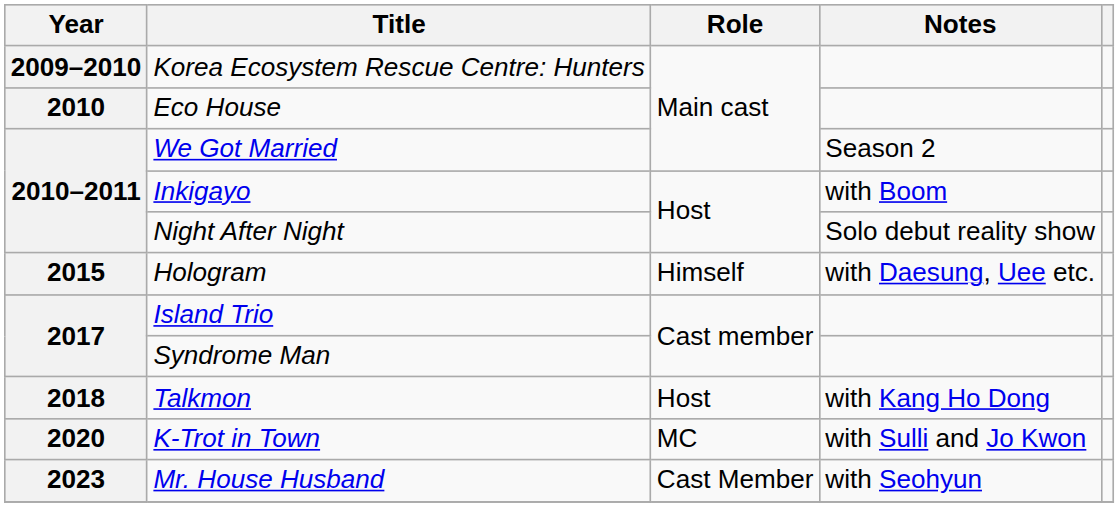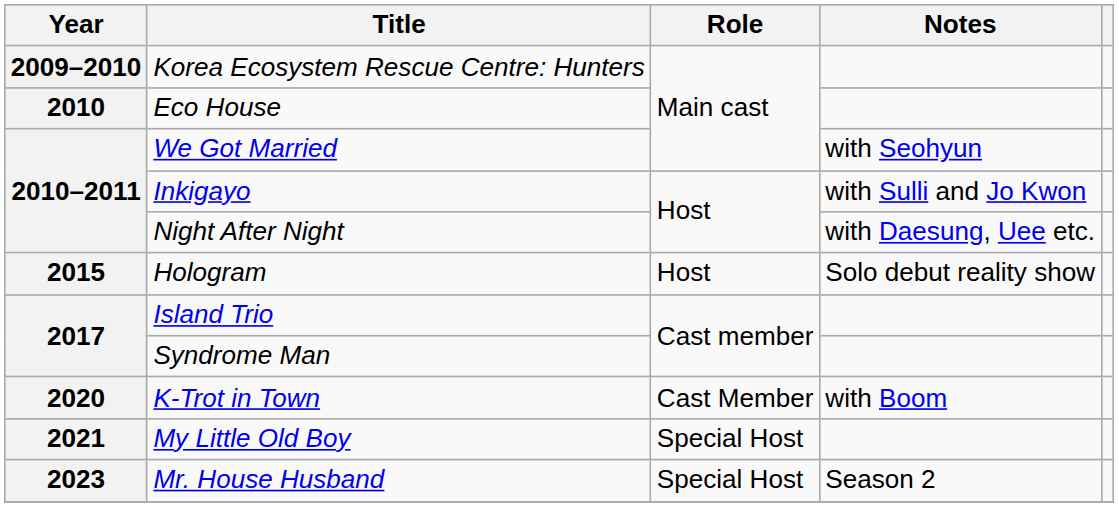(880, 149) Season 2 -> (904, 149) with Seohyun
(886, 190) with Boom -> (956, 190) with Sulli and Jo Kwon
(960, 231) Solo debut reality show -> (960, 231) with Daesung, Uee etc.
(700, 273) Himself -> (684, 273) Host
(960, 273) with Daesung, Uee etc. -> (960, 273) Solo debut reality show
- row: (202, 397)
(677, 438) MC -> (735, 397) Cast Member
(956, 438) with Sulli and Jo Kwon -> (886, 397) with Boom
+ row: (252, 438)
(735, 480) Cast Member -> (730, 480) Special Host
(904, 480) with Seohyun -> (880, 480) Season 2
